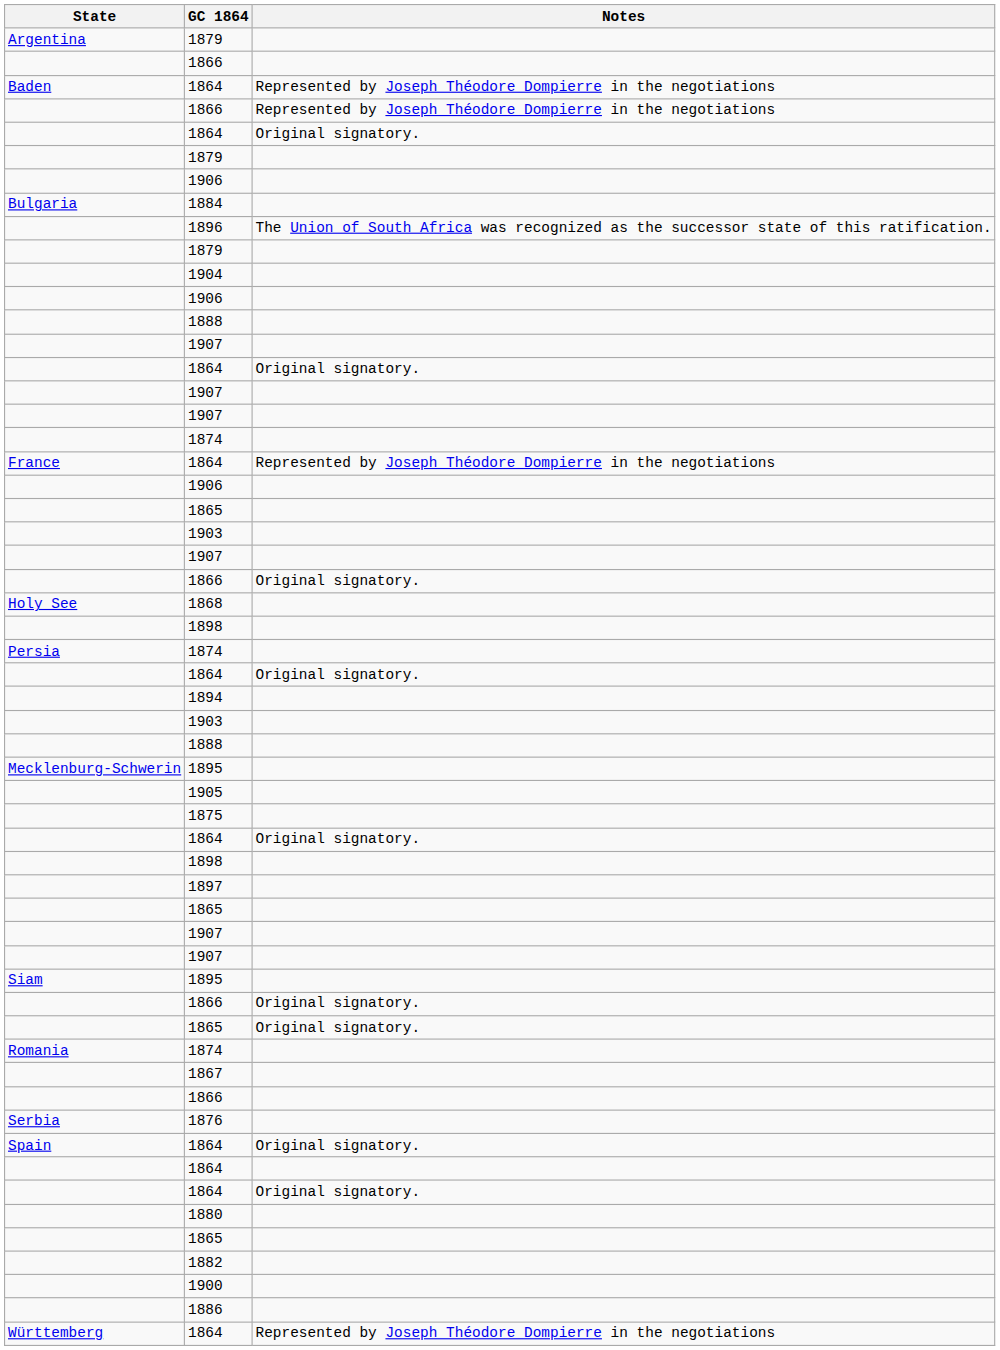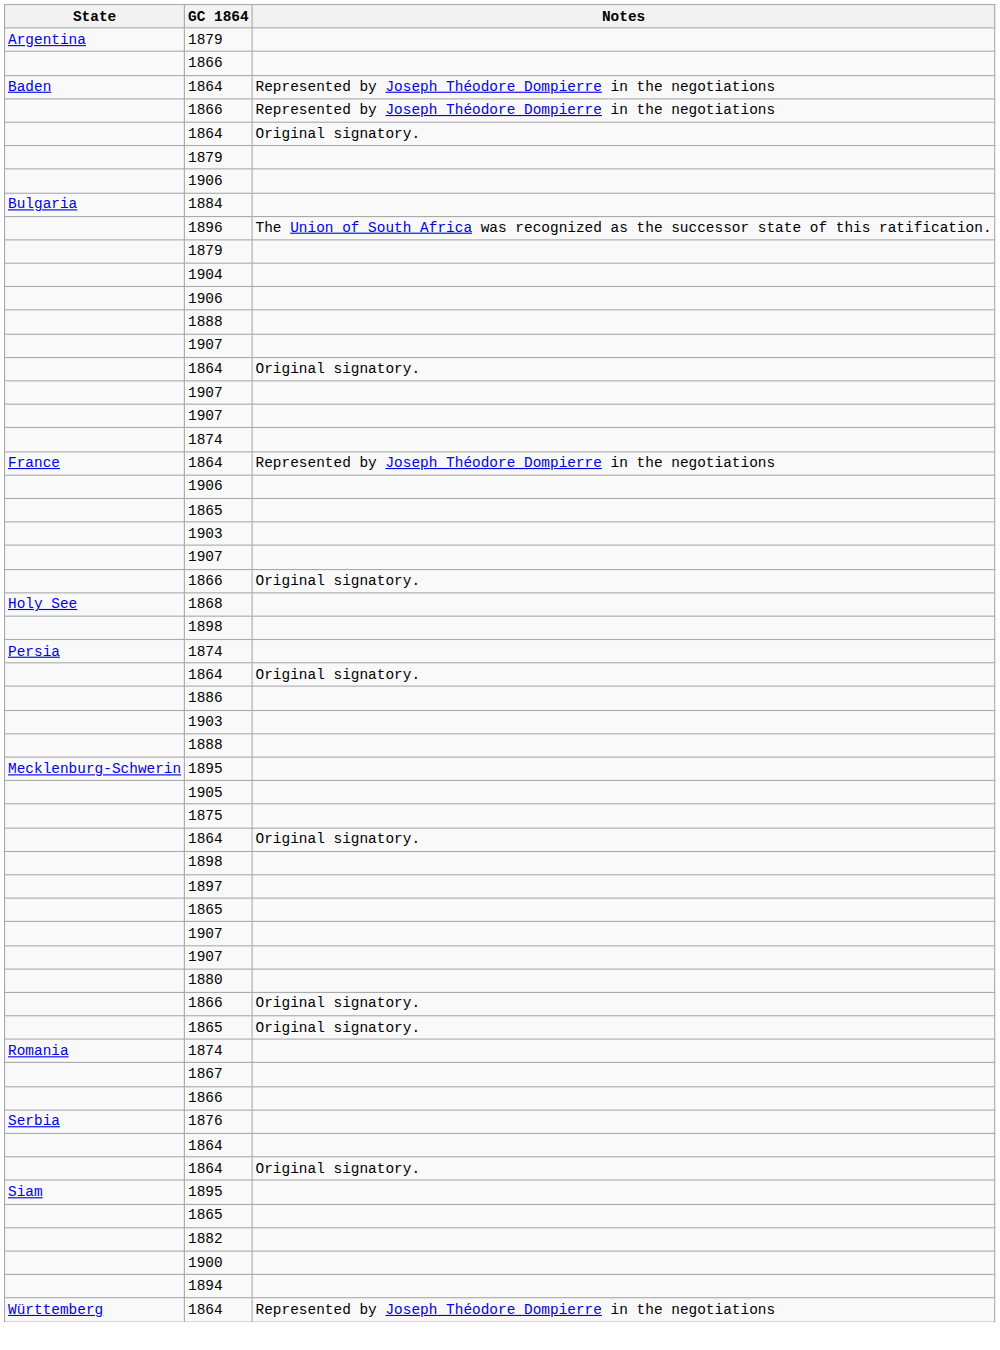rows swapped: (95, 1310) <-> (95, 698)
rows swapped: (95, 1216) <-> (25, 981)
- row: (30, 1145)
